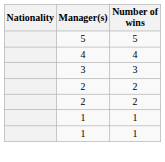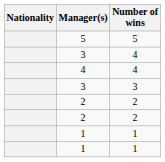+ row: (83, 54)
